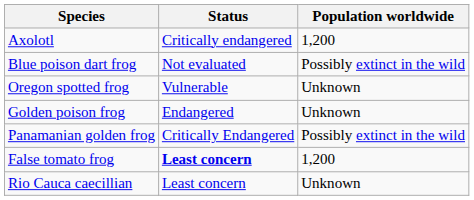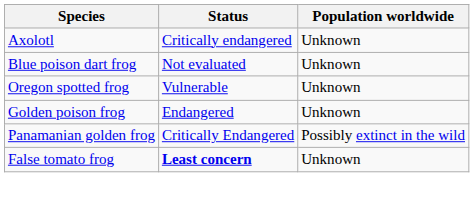(318, 40) 1,200 -> (331, 40) Unknown
(383, 64) Possibly extinct in the wild -> (331, 64) Unknown
(318, 159) 1,200 -> (331, 159) Unknown
- row: (70, 183)
